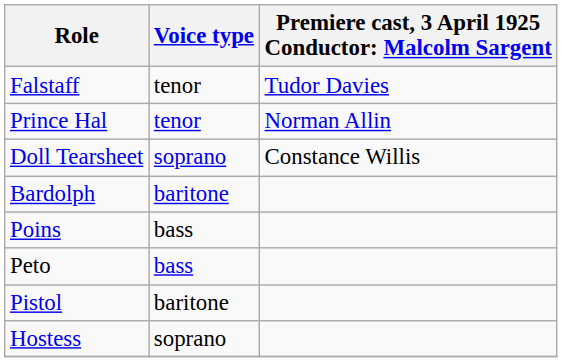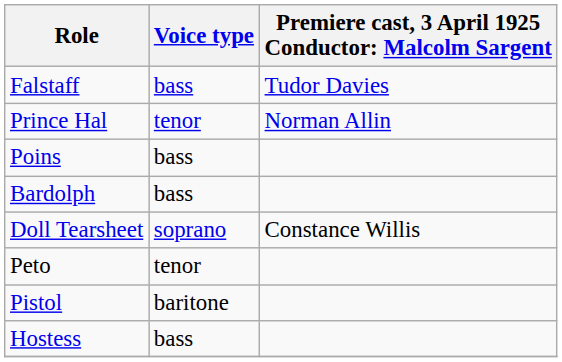(177, 84) tenor -> (174, 84) bass
rows swapped: (35, 229) <-> (77, 157)
(191, 193) baritone -> (174, 193) bass
(174, 266) bass -> (177, 266) tenor
(190, 338) soprano -> (174, 338) bass
